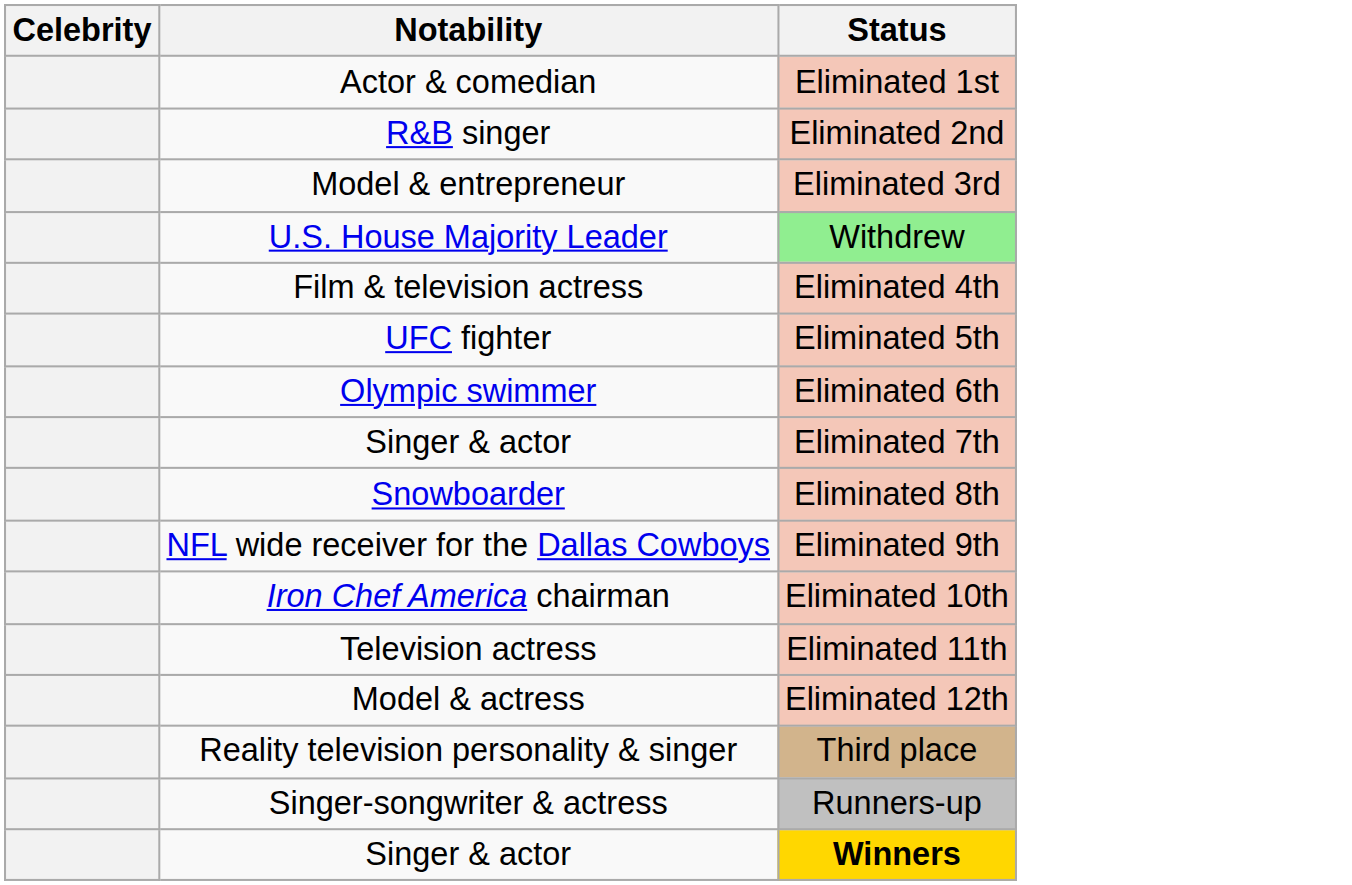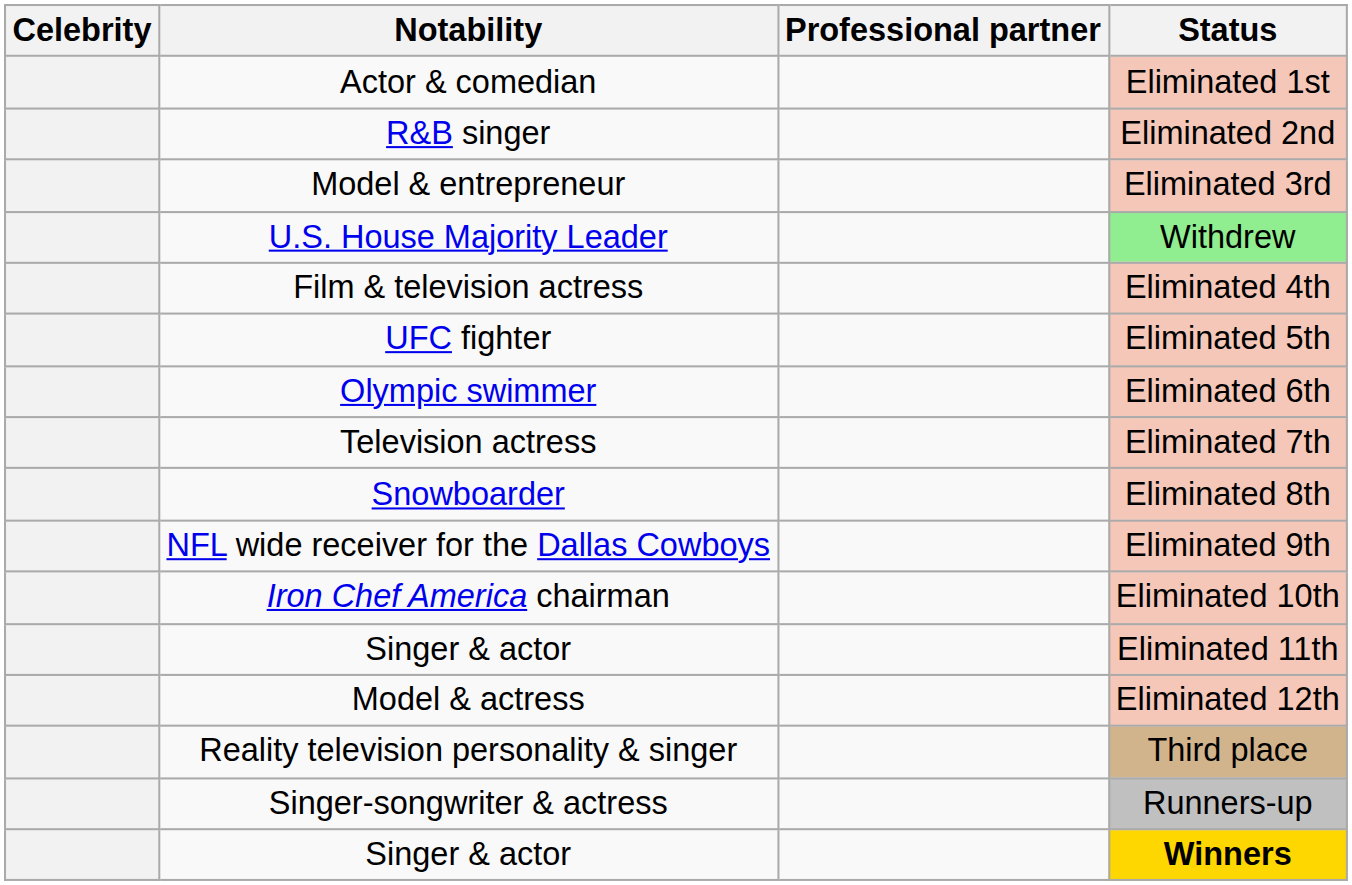+ column: (943, 30)
(468, 442) Singer & actor -> (468, 442) Television actress
(468, 648) Television actress -> (468, 648) Singer & actor
